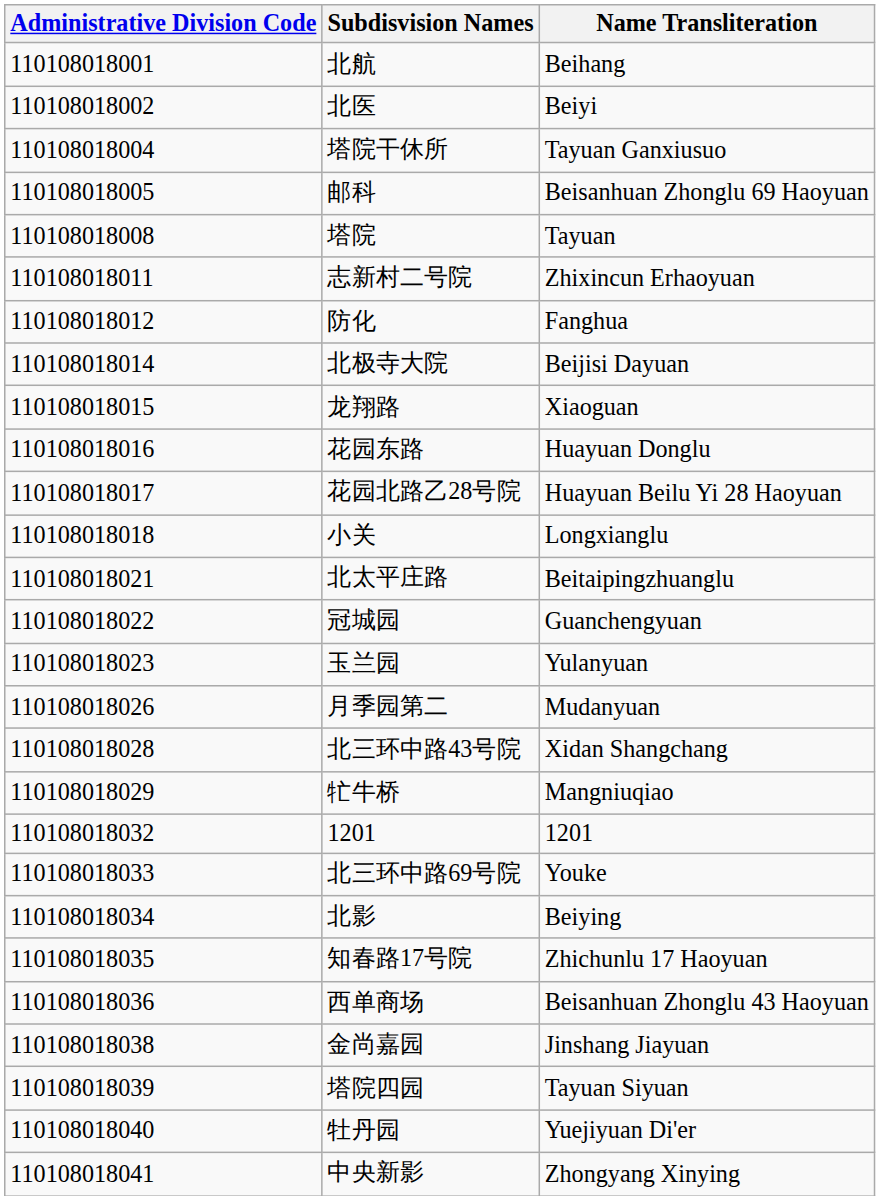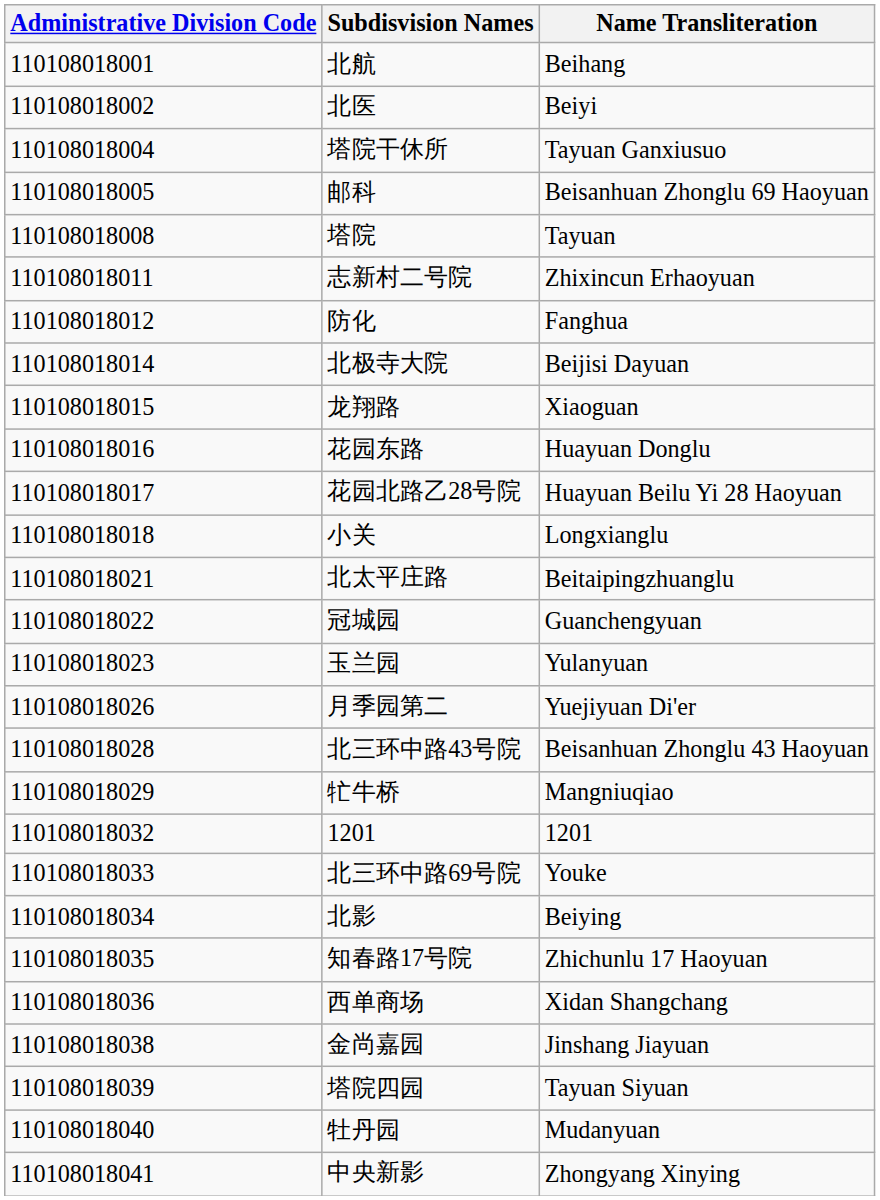(602, 706) Mudanyuan -> (620, 706) Yuejiyuan Di'er
(636, 749) Xidan Shangchang -> (707, 749) Beisanhuan Zhonglu 43 Haoyuan
(707, 1002) Beisanhuan Zhonglu 43 Haoyuan -> (636, 1002) Xidan Shangchang
(620, 1130) Yuejiyuan Di'er -> (602, 1130) Mudanyuan
